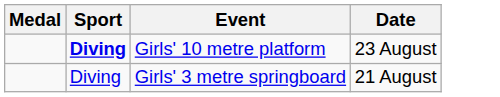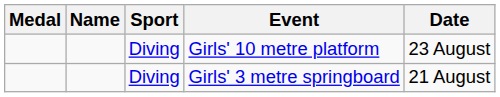+ column: (95, 20)
(98, 49) bold -> (154, 49) normal
